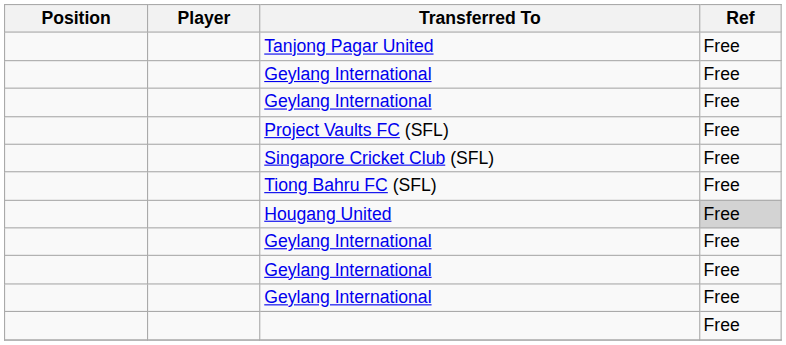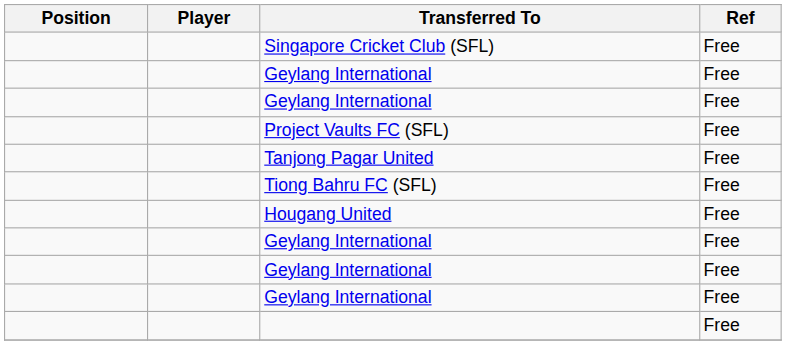rows swapped: (76, 158) <-> (76, 46)
(722, 213) lightgrey background -> (722, 213) no background
